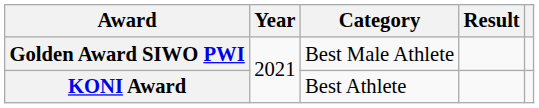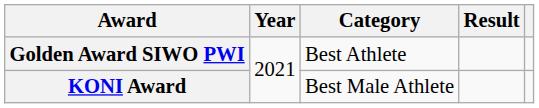(380, 53) Best Male Athlete -> (356, 53) Best Athlete
(356, 86) Best Athlete -> (380, 86) Best Male Athlete
